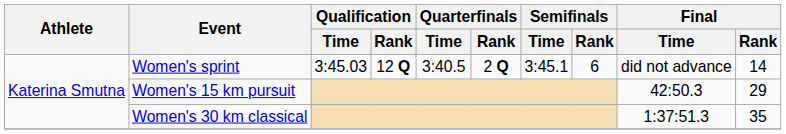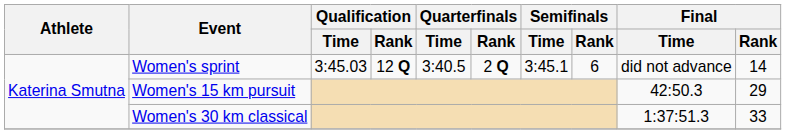(758, 116) 35 -> (758, 116) 33
